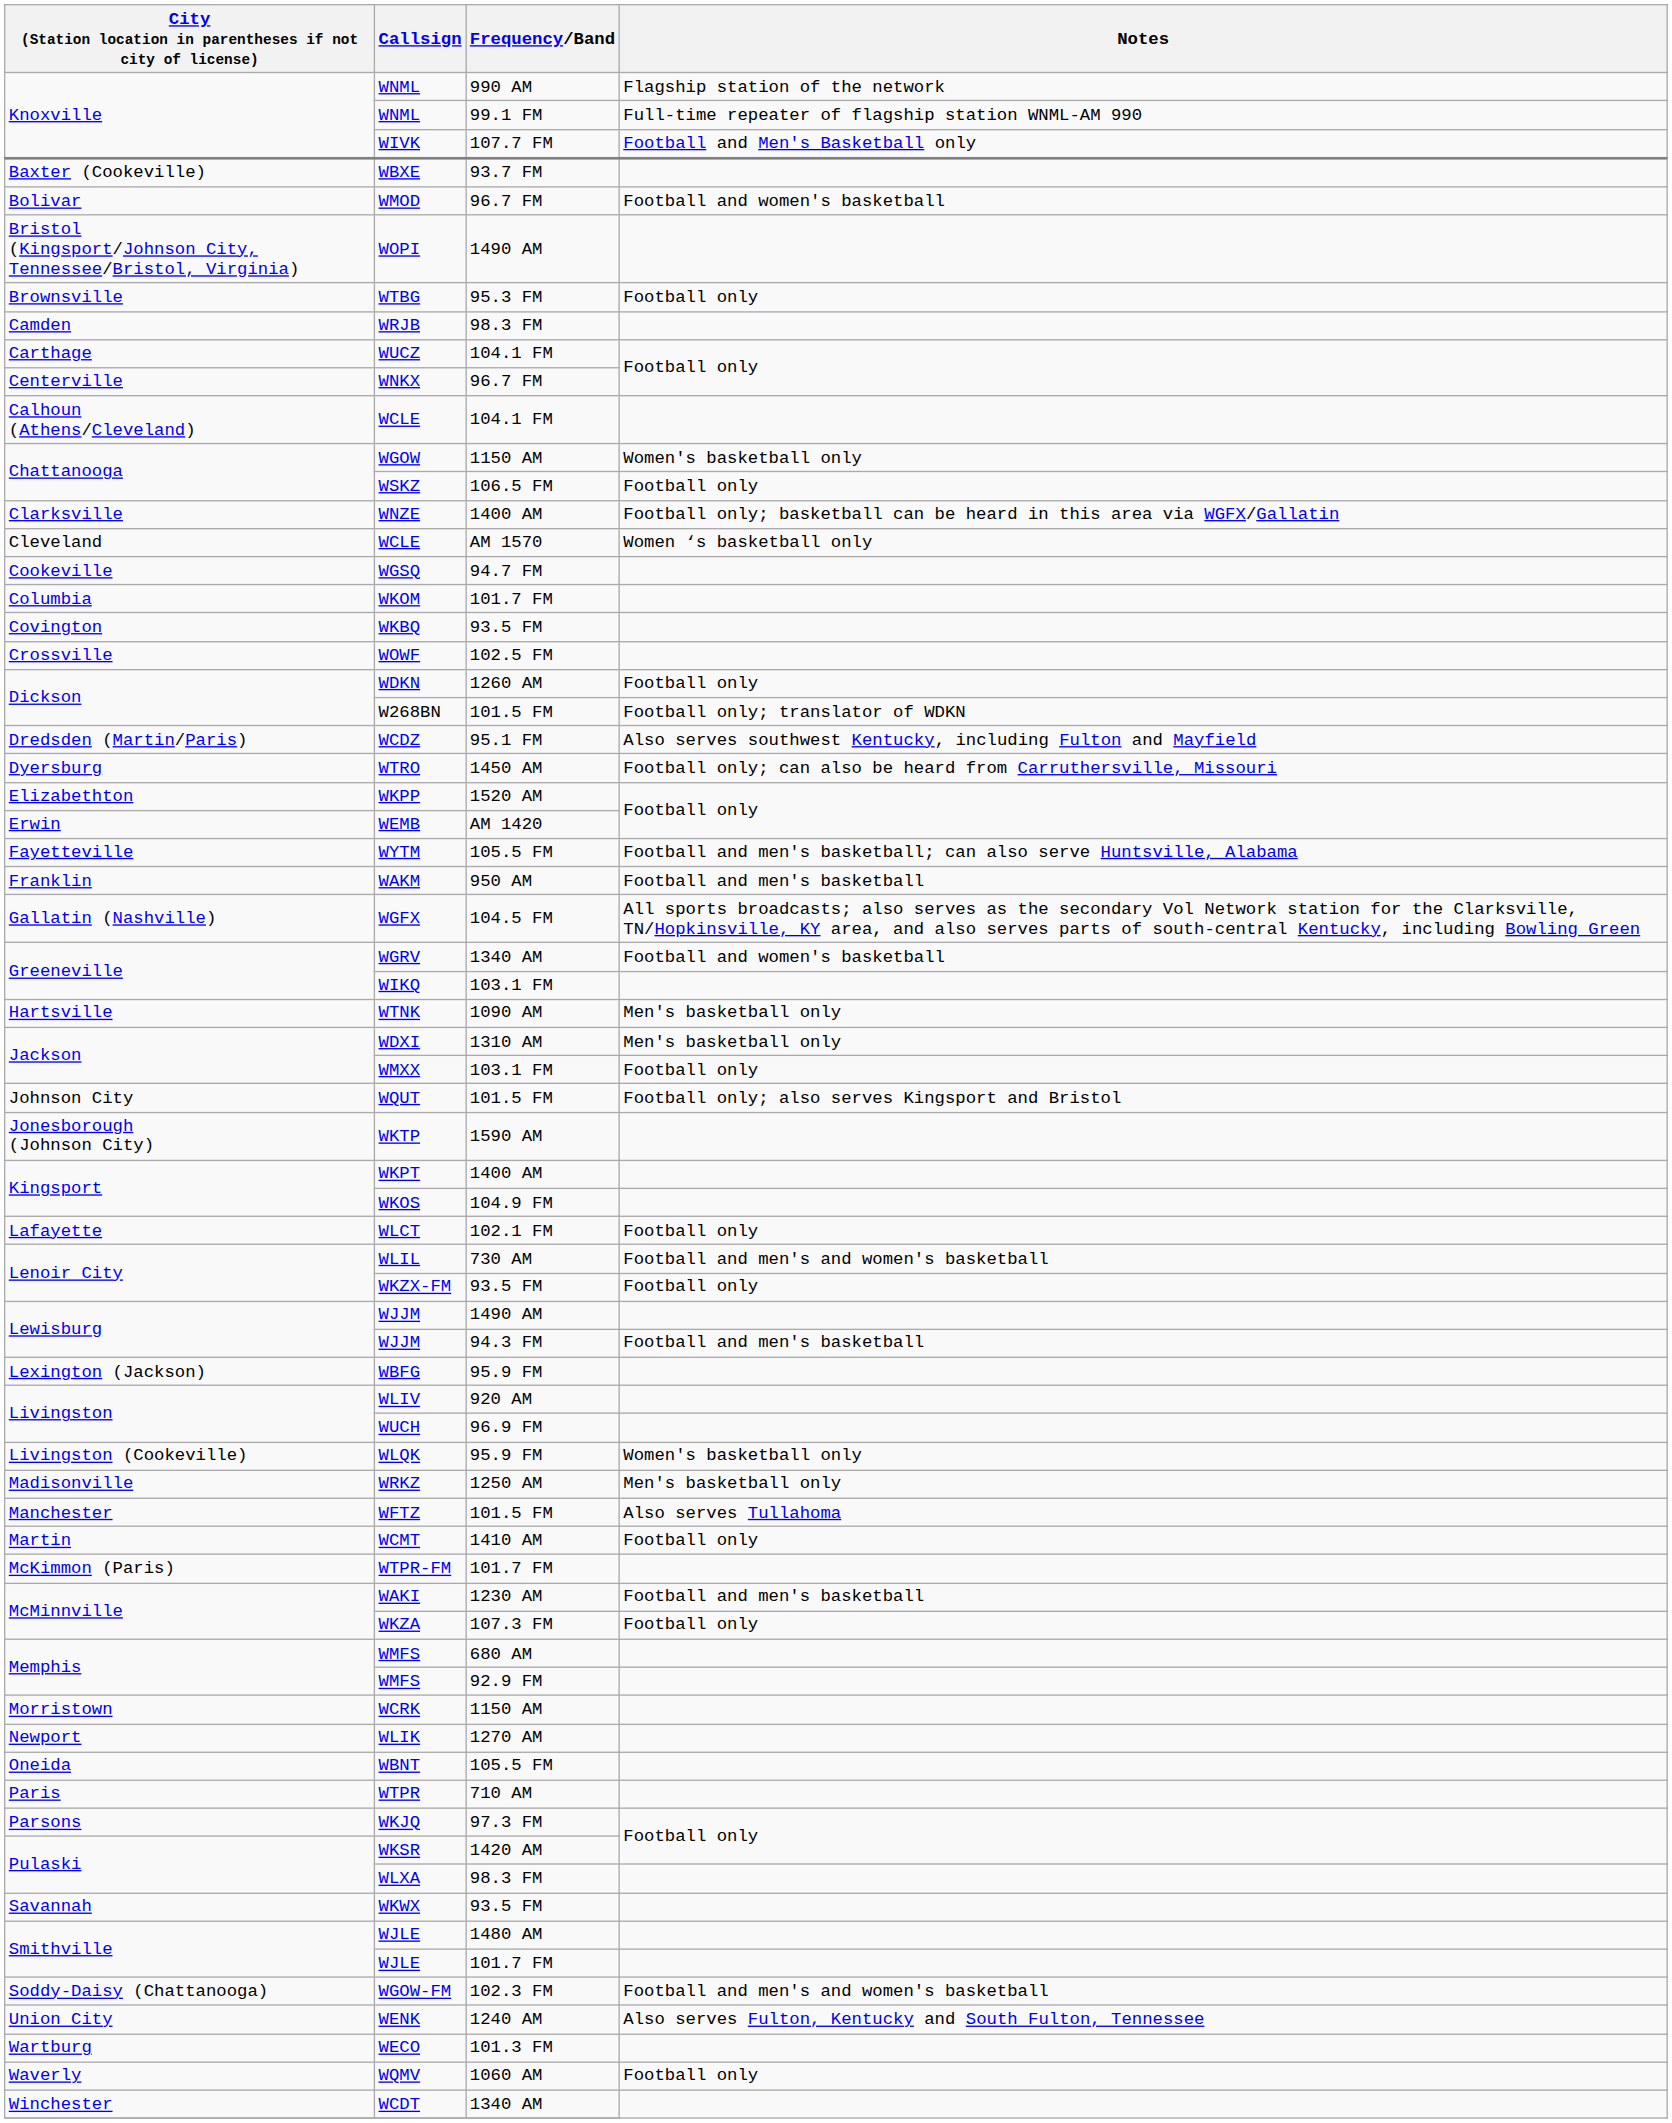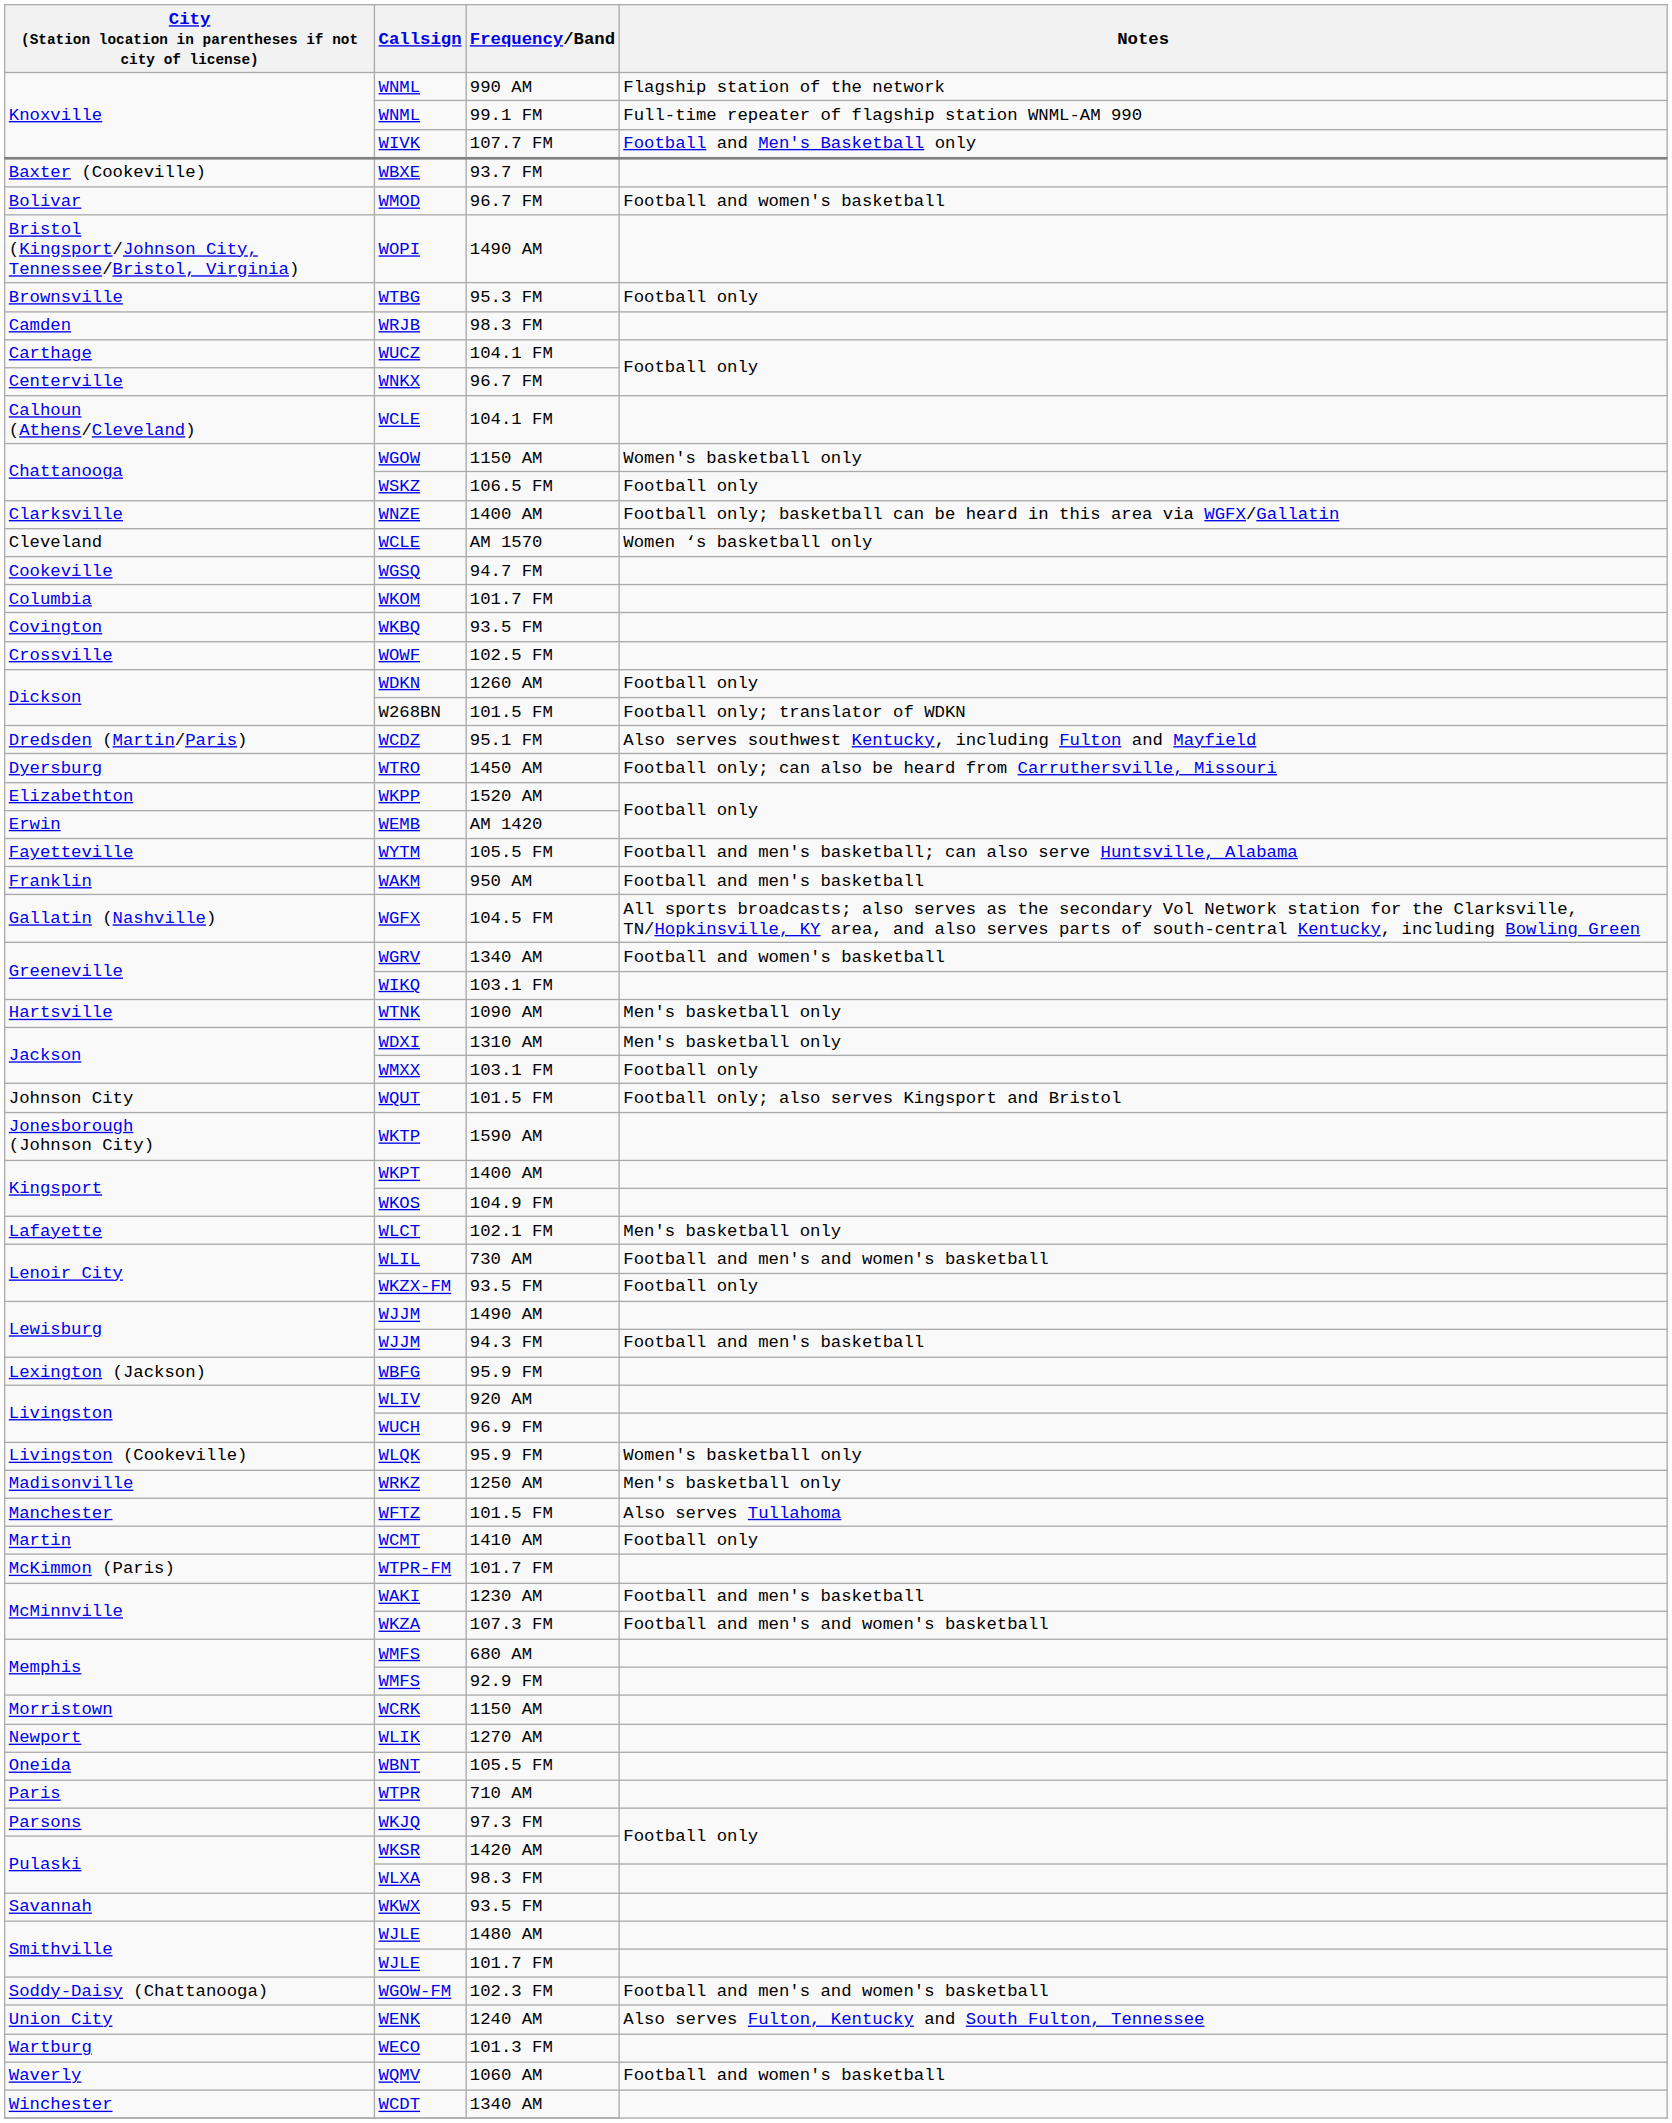(691, 1231) Football only -> (732, 1231) Men's basketball only
(691, 1625) Football only -> (836, 1625) Football and men's and women's basketball
(691, 2076) Football only -> (784, 2076) Football and women's basketball
